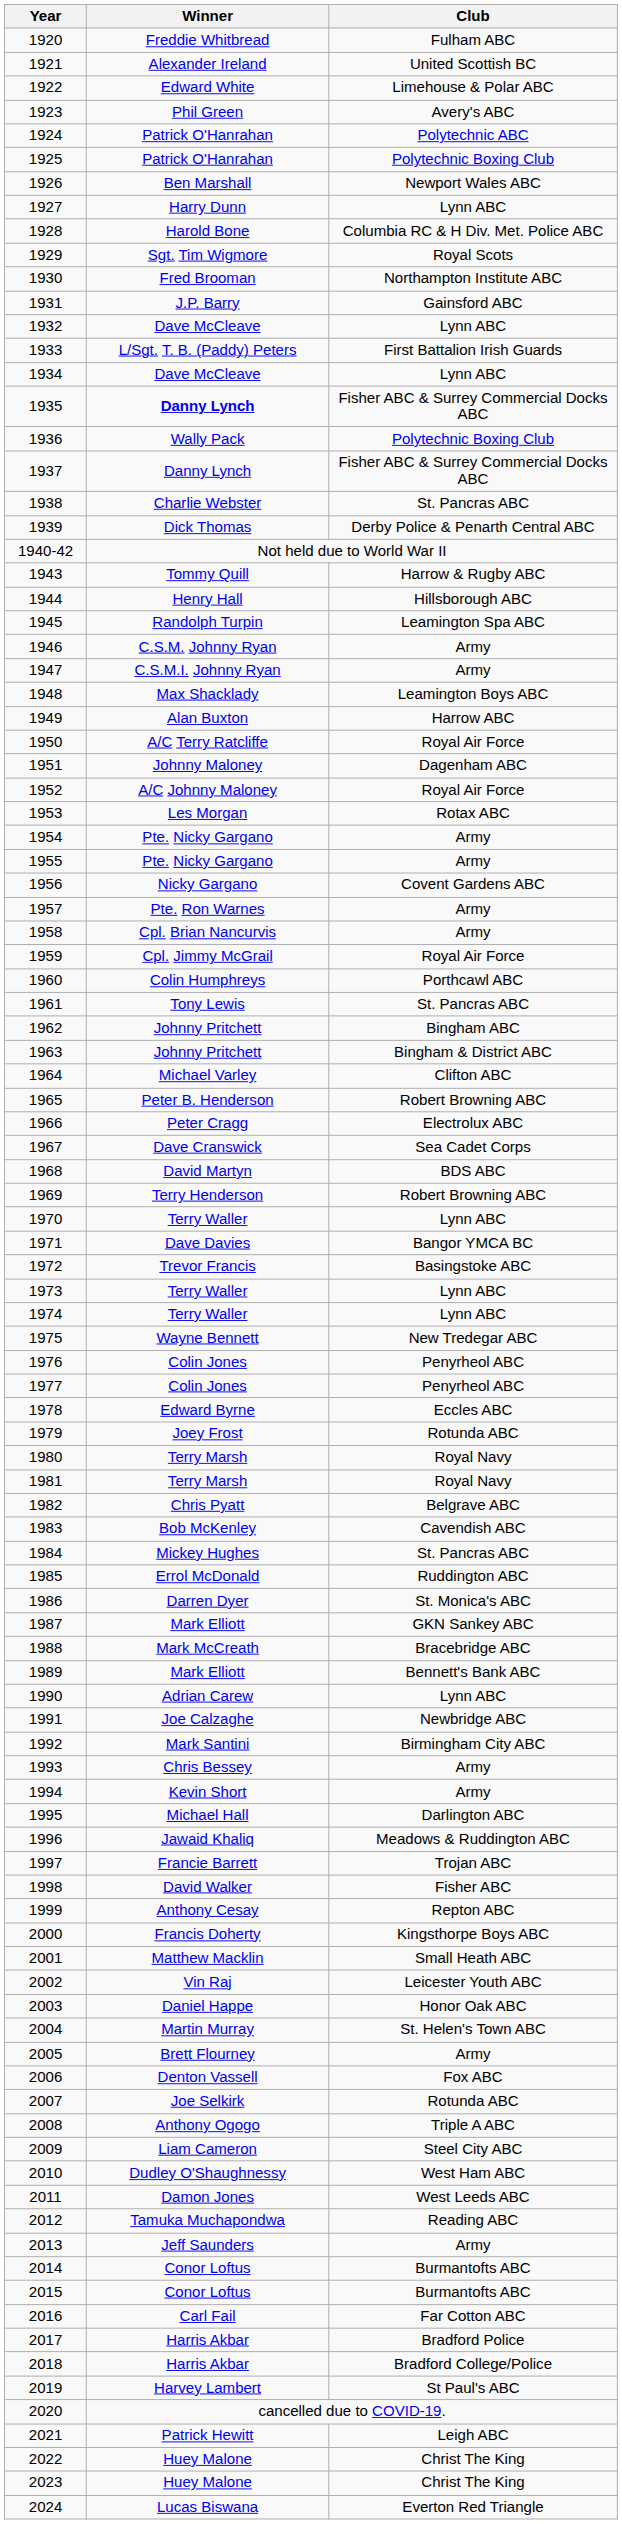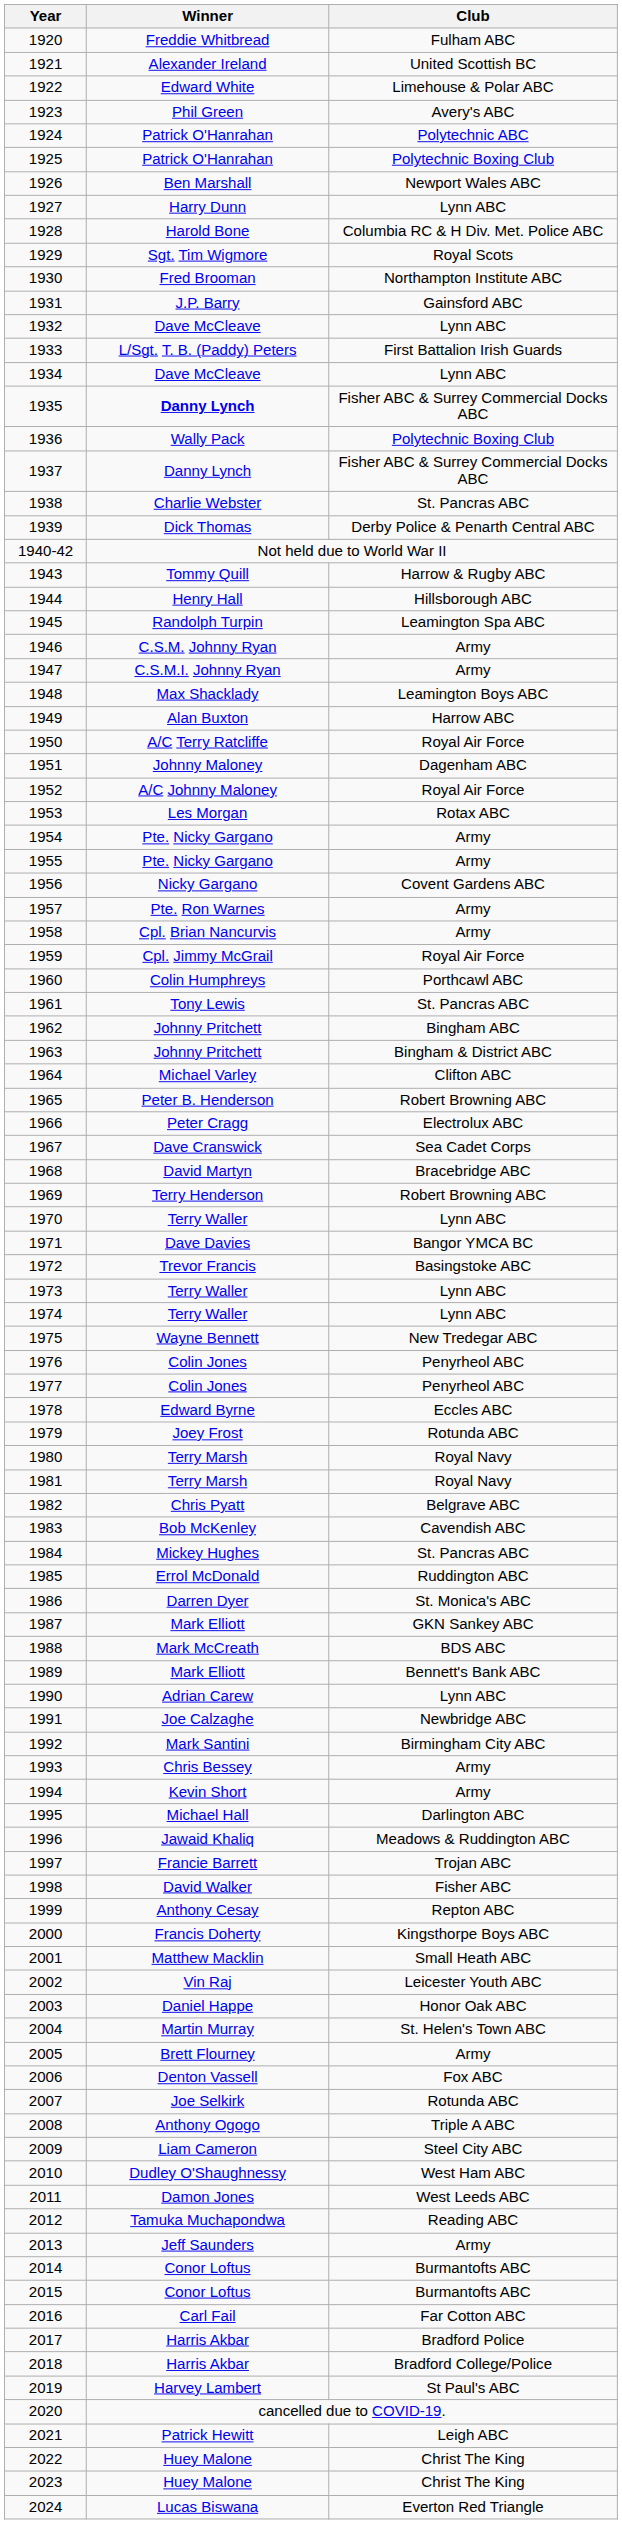(473, 1171) BDS ABC -> (473, 1171) Bracebridge ABC
(473, 1648) Bracebridge ABC -> (473, 1648) BDS ABC
